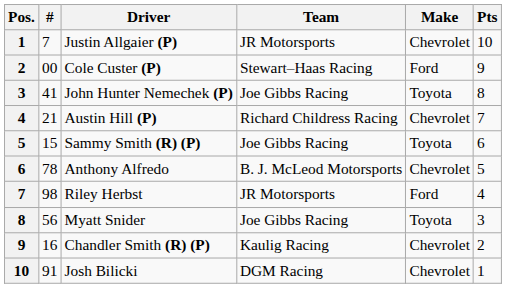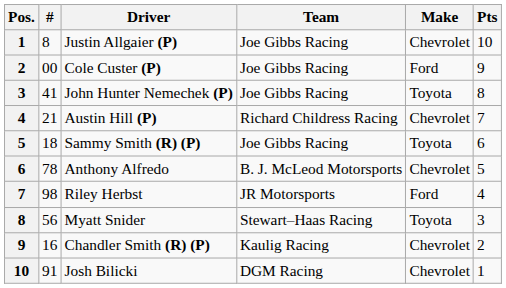(46, 42) 7 -> (46, 42) 8
(287, 42) JR Motorsports -> (294, 42) Joe Gibbs Racing
(306, 67) Stewart–Haas Racing -> (294, 67) Joe Gibbs Racing
(50, 143) 15 -> (50, 143) 18
(294, 219) Joe Gibbs Racing -> (306, 219) Stewart–Haas Racing
